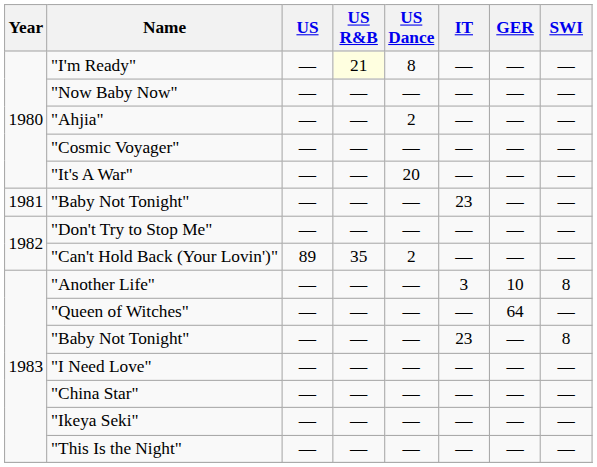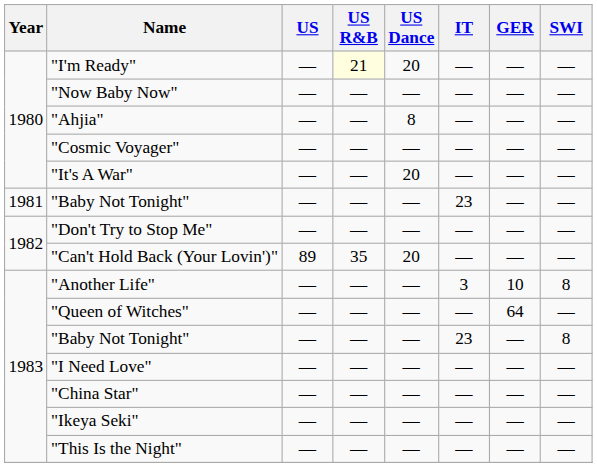(411, 65) 8 -> (411, 65) 20
(411, 119) 2 -> (411, 119) 8
(411, 256) 2 -> (411, 256) 20
